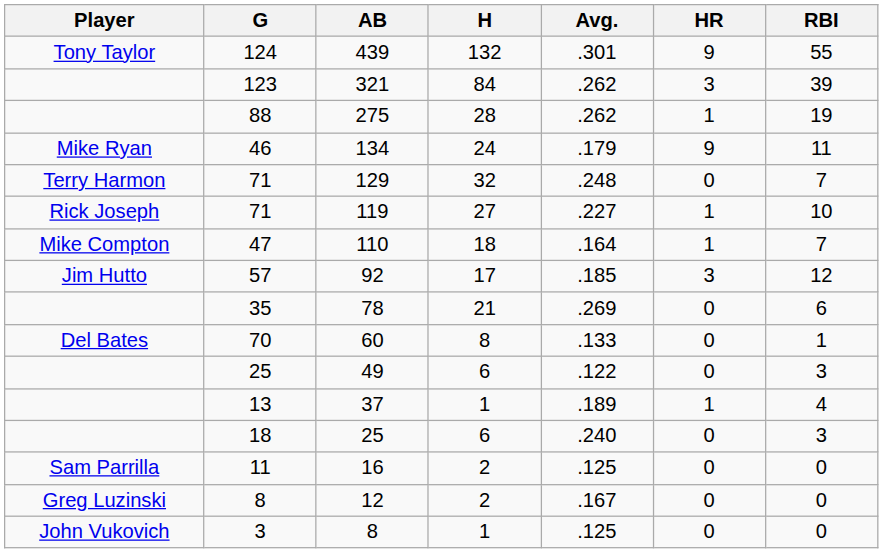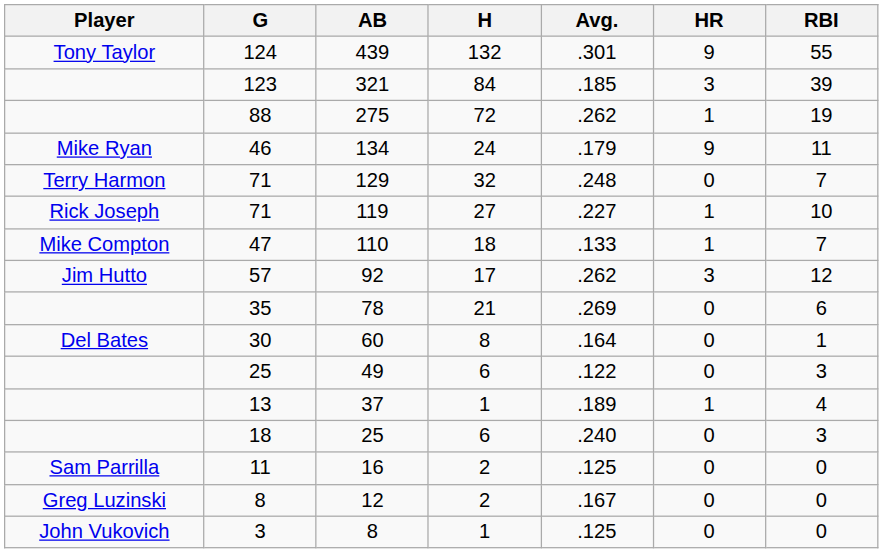(597, 84) .262 -> (597, 84) .185
(485, 116) 28 -> (485, 116) 72
(597, 244) .164 -> (597, 244) .133
(597, 276) .185 -> (597, 276) .262
(260, 340) 70 -> (260, 340) 30
(597, 340) .133 -> (597, 340) .164
